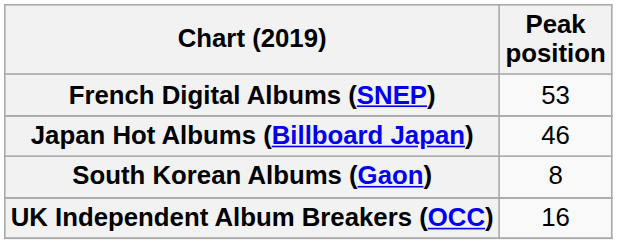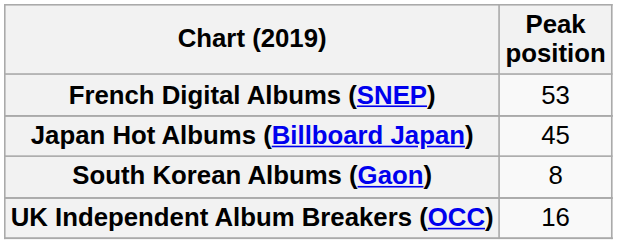(556, 135) 46 -> (556, 135) 45
